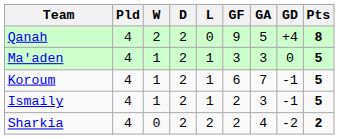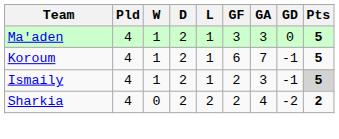- row: (28, 37)
(318, 102) no background -> (318, 80) lightgrey background
